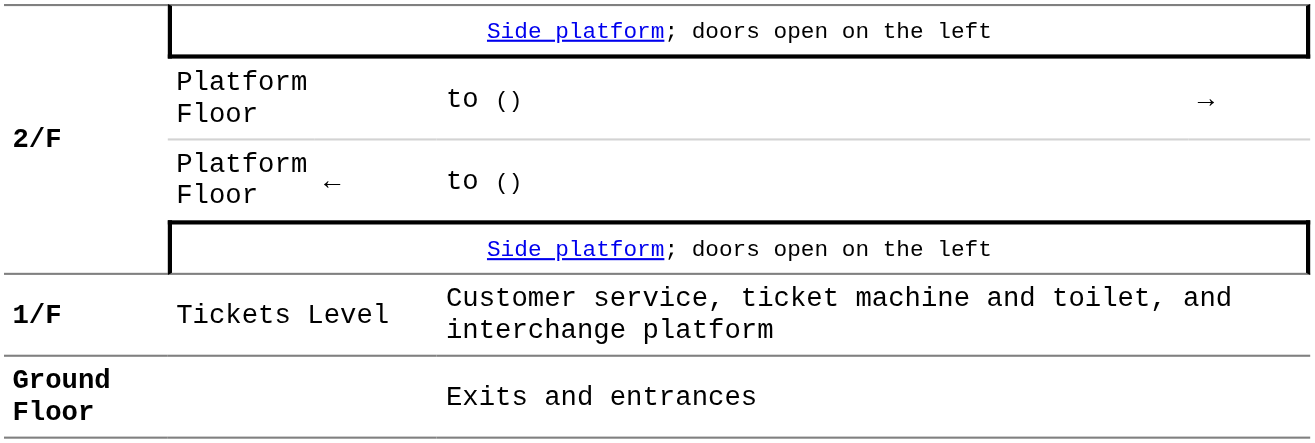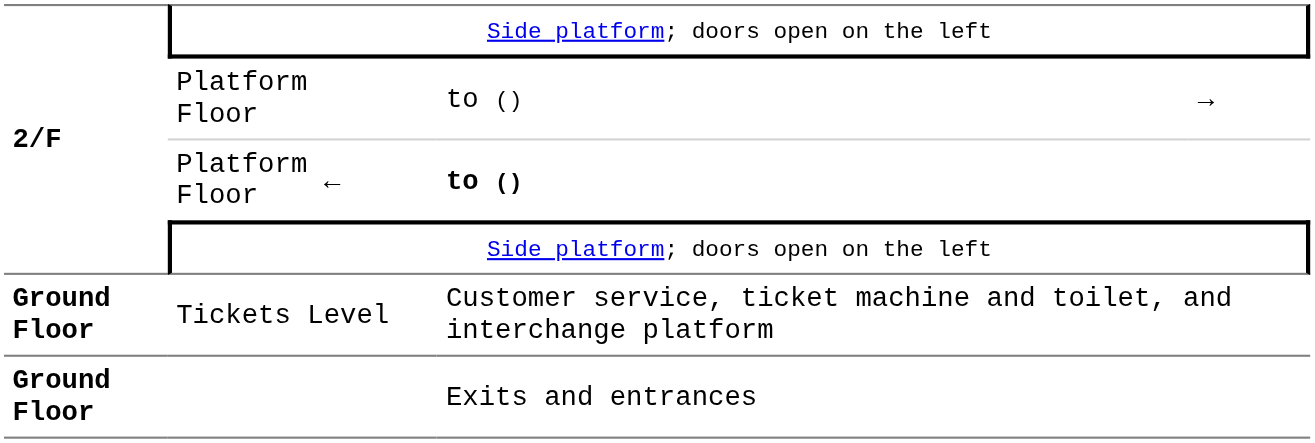(484, 180) normal -> (484, 180) bold
(37, 315) 1/F -> (62, 315) Ground Floor
